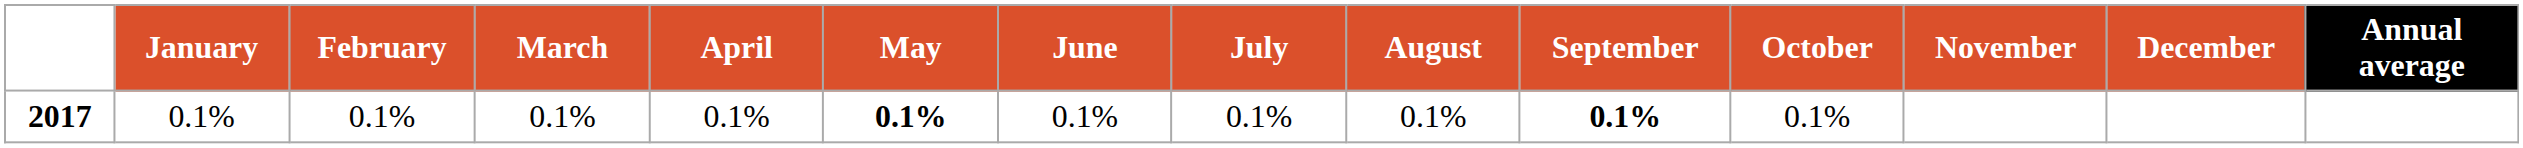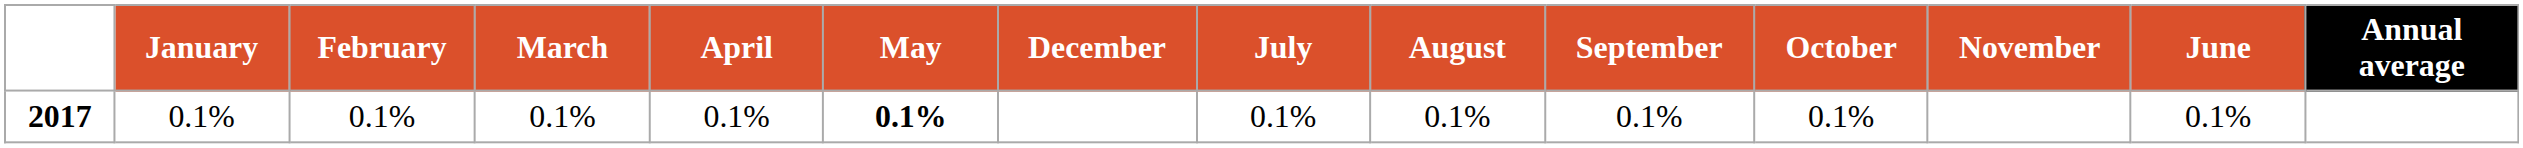columns swapped: (1085, 47) <-> (2206, 47)
(1625, 116) bold -> (1649, 116) normal
